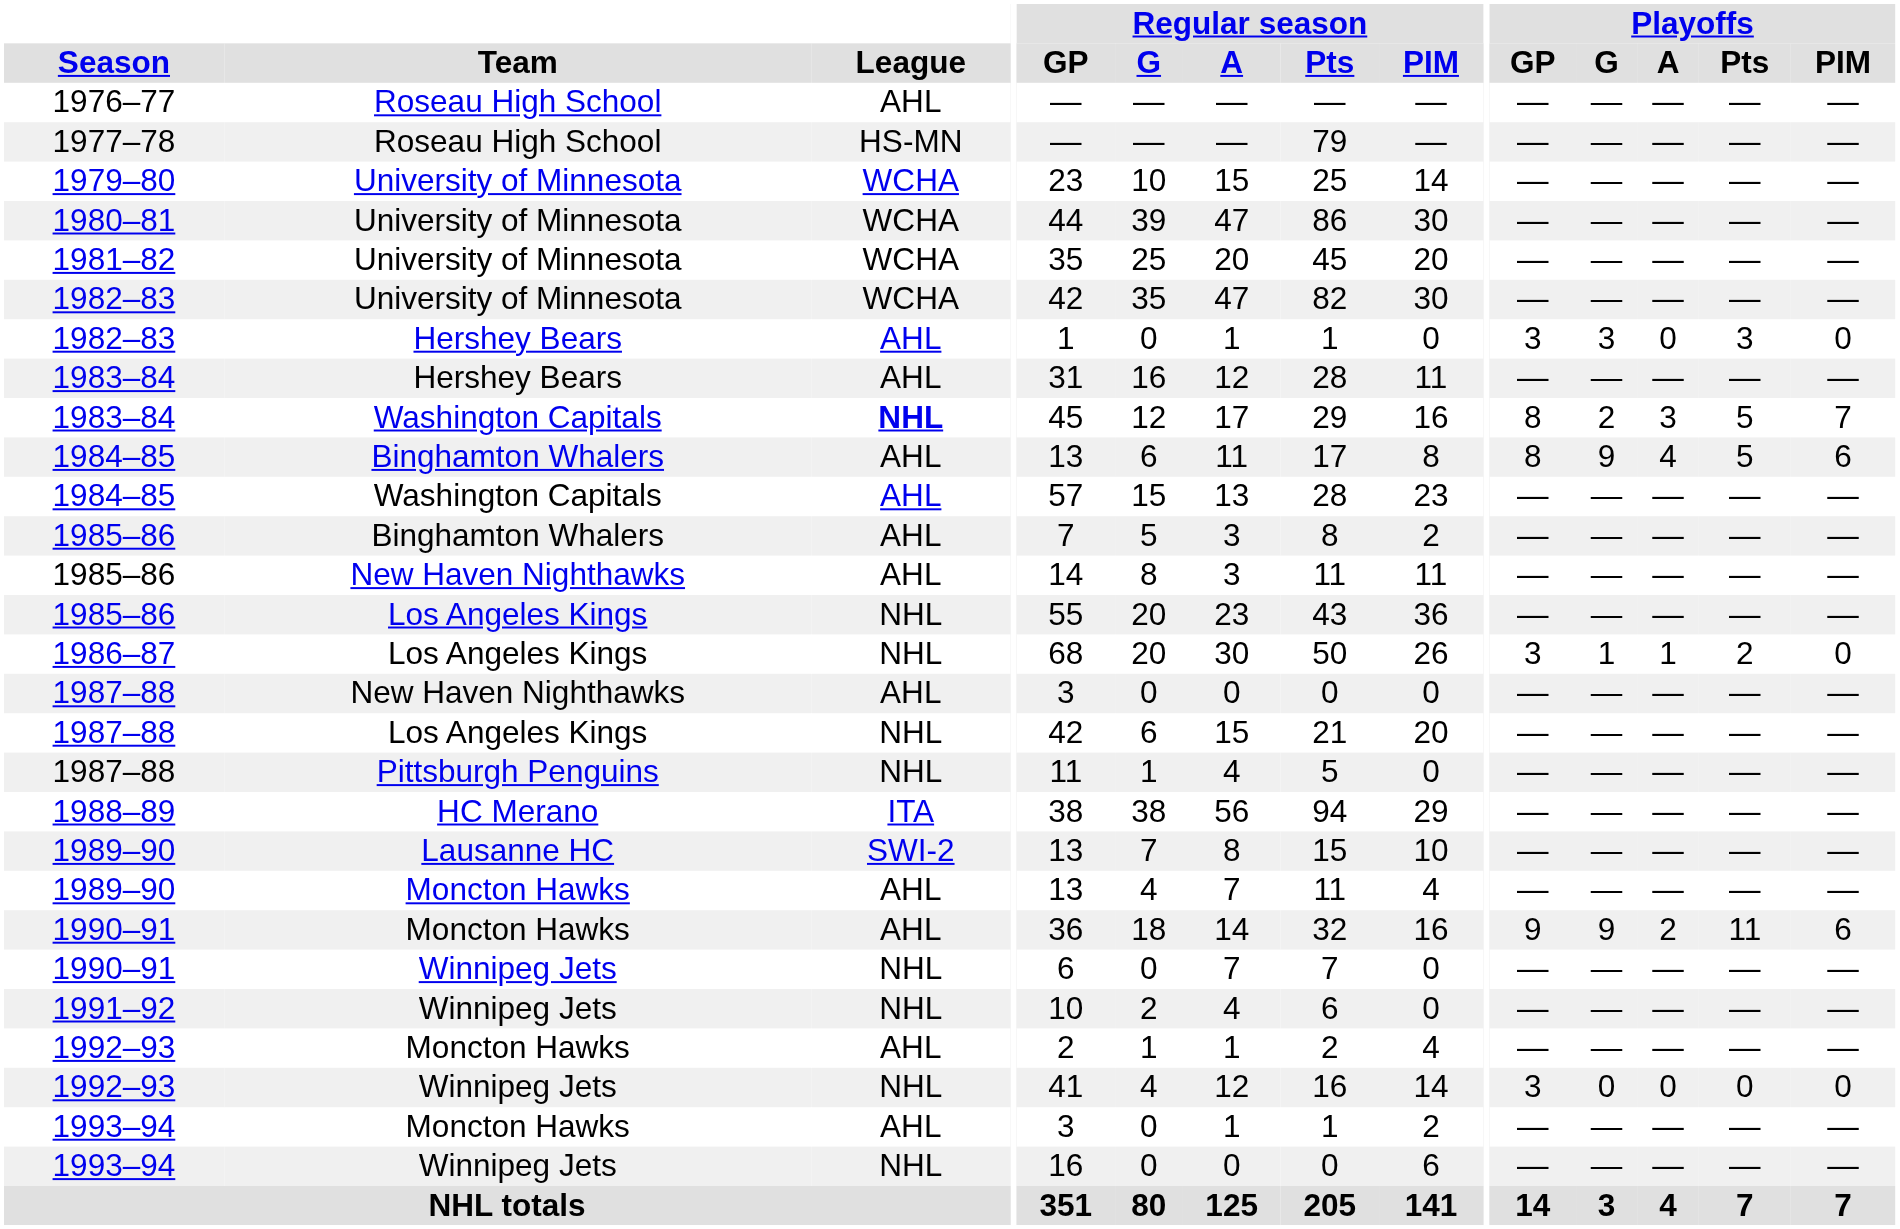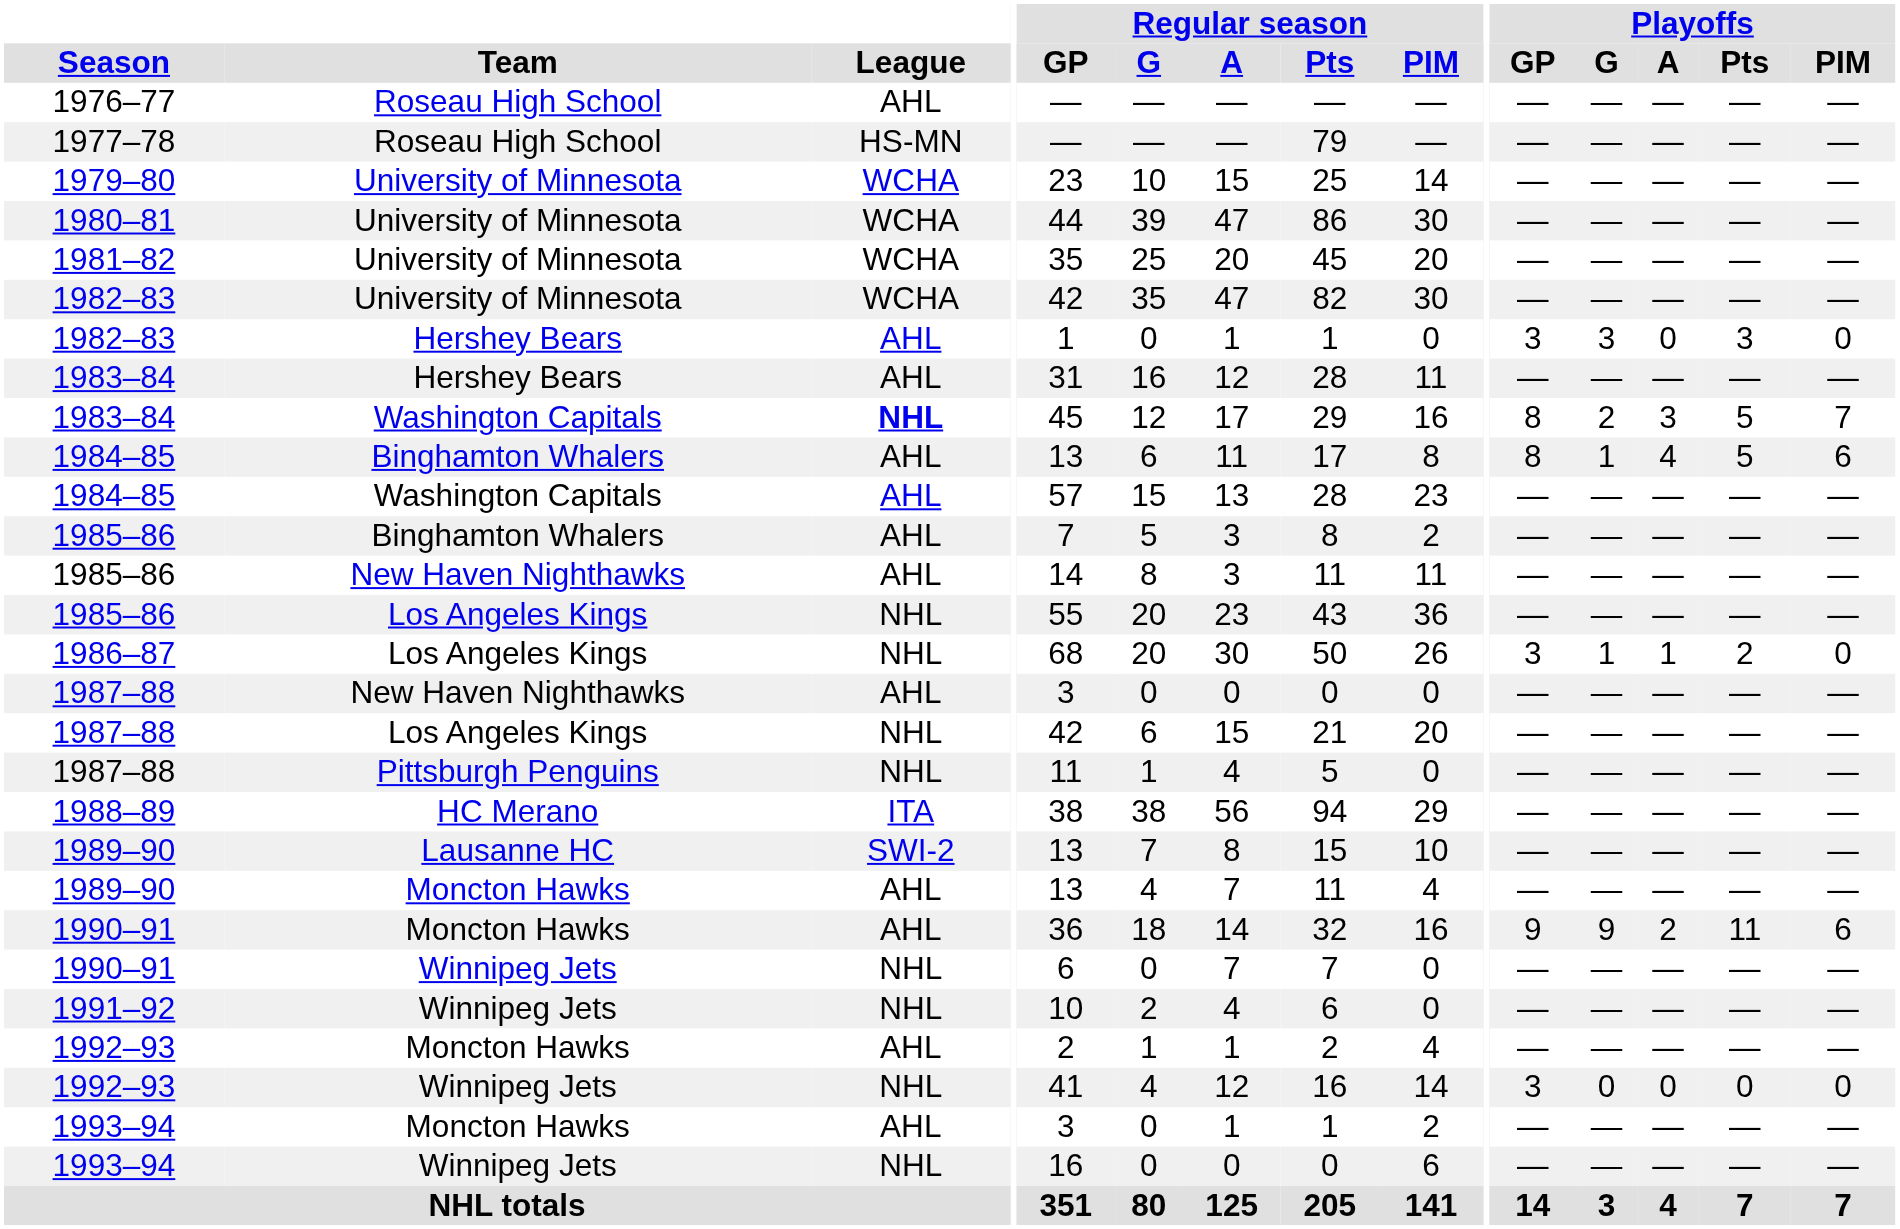(1607, 456) 9 -> (1607, 456) 1
